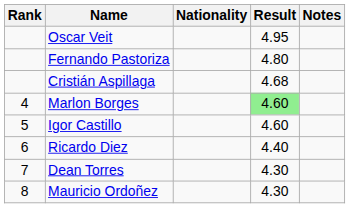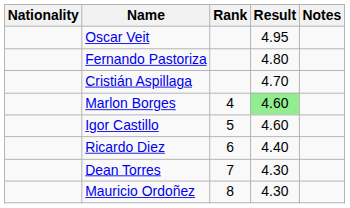columns swapped: (25, 15) <-> (212, 15)
(275, 81) 4.68 -> (275, 81) 4.70
